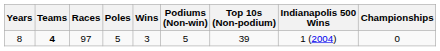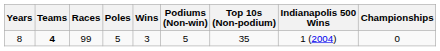(86, 38) 97 -> (86, 38) 99
(244, 38) 39 -> (244, 38) 35
